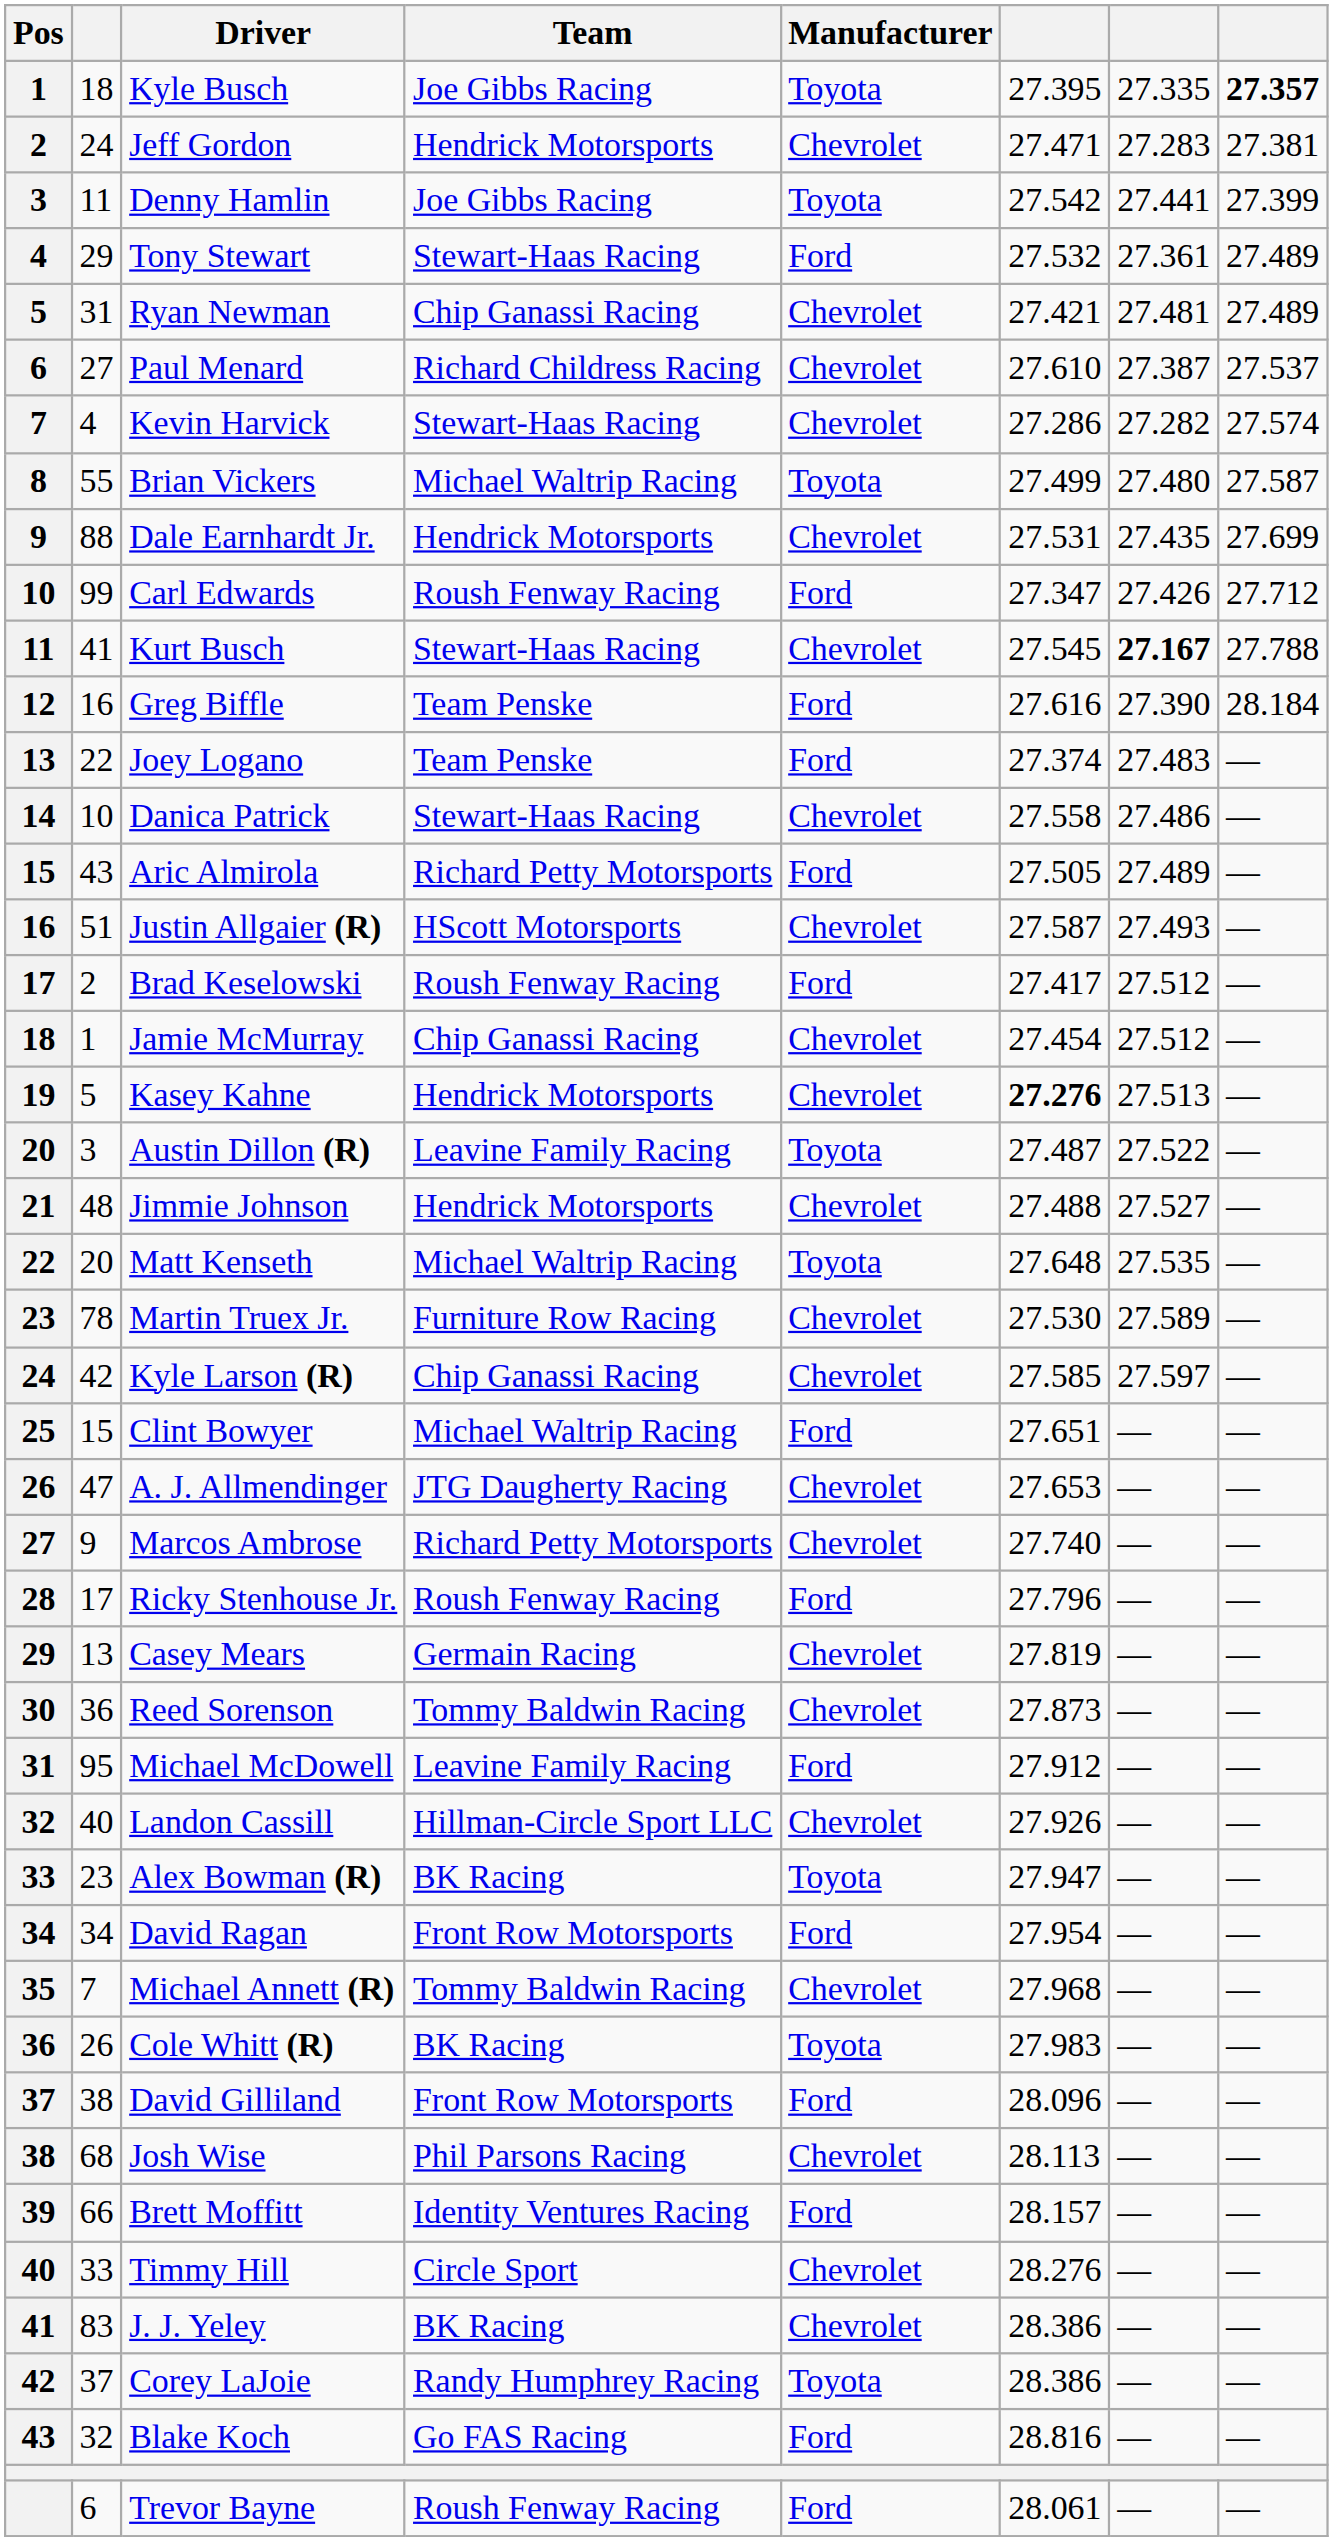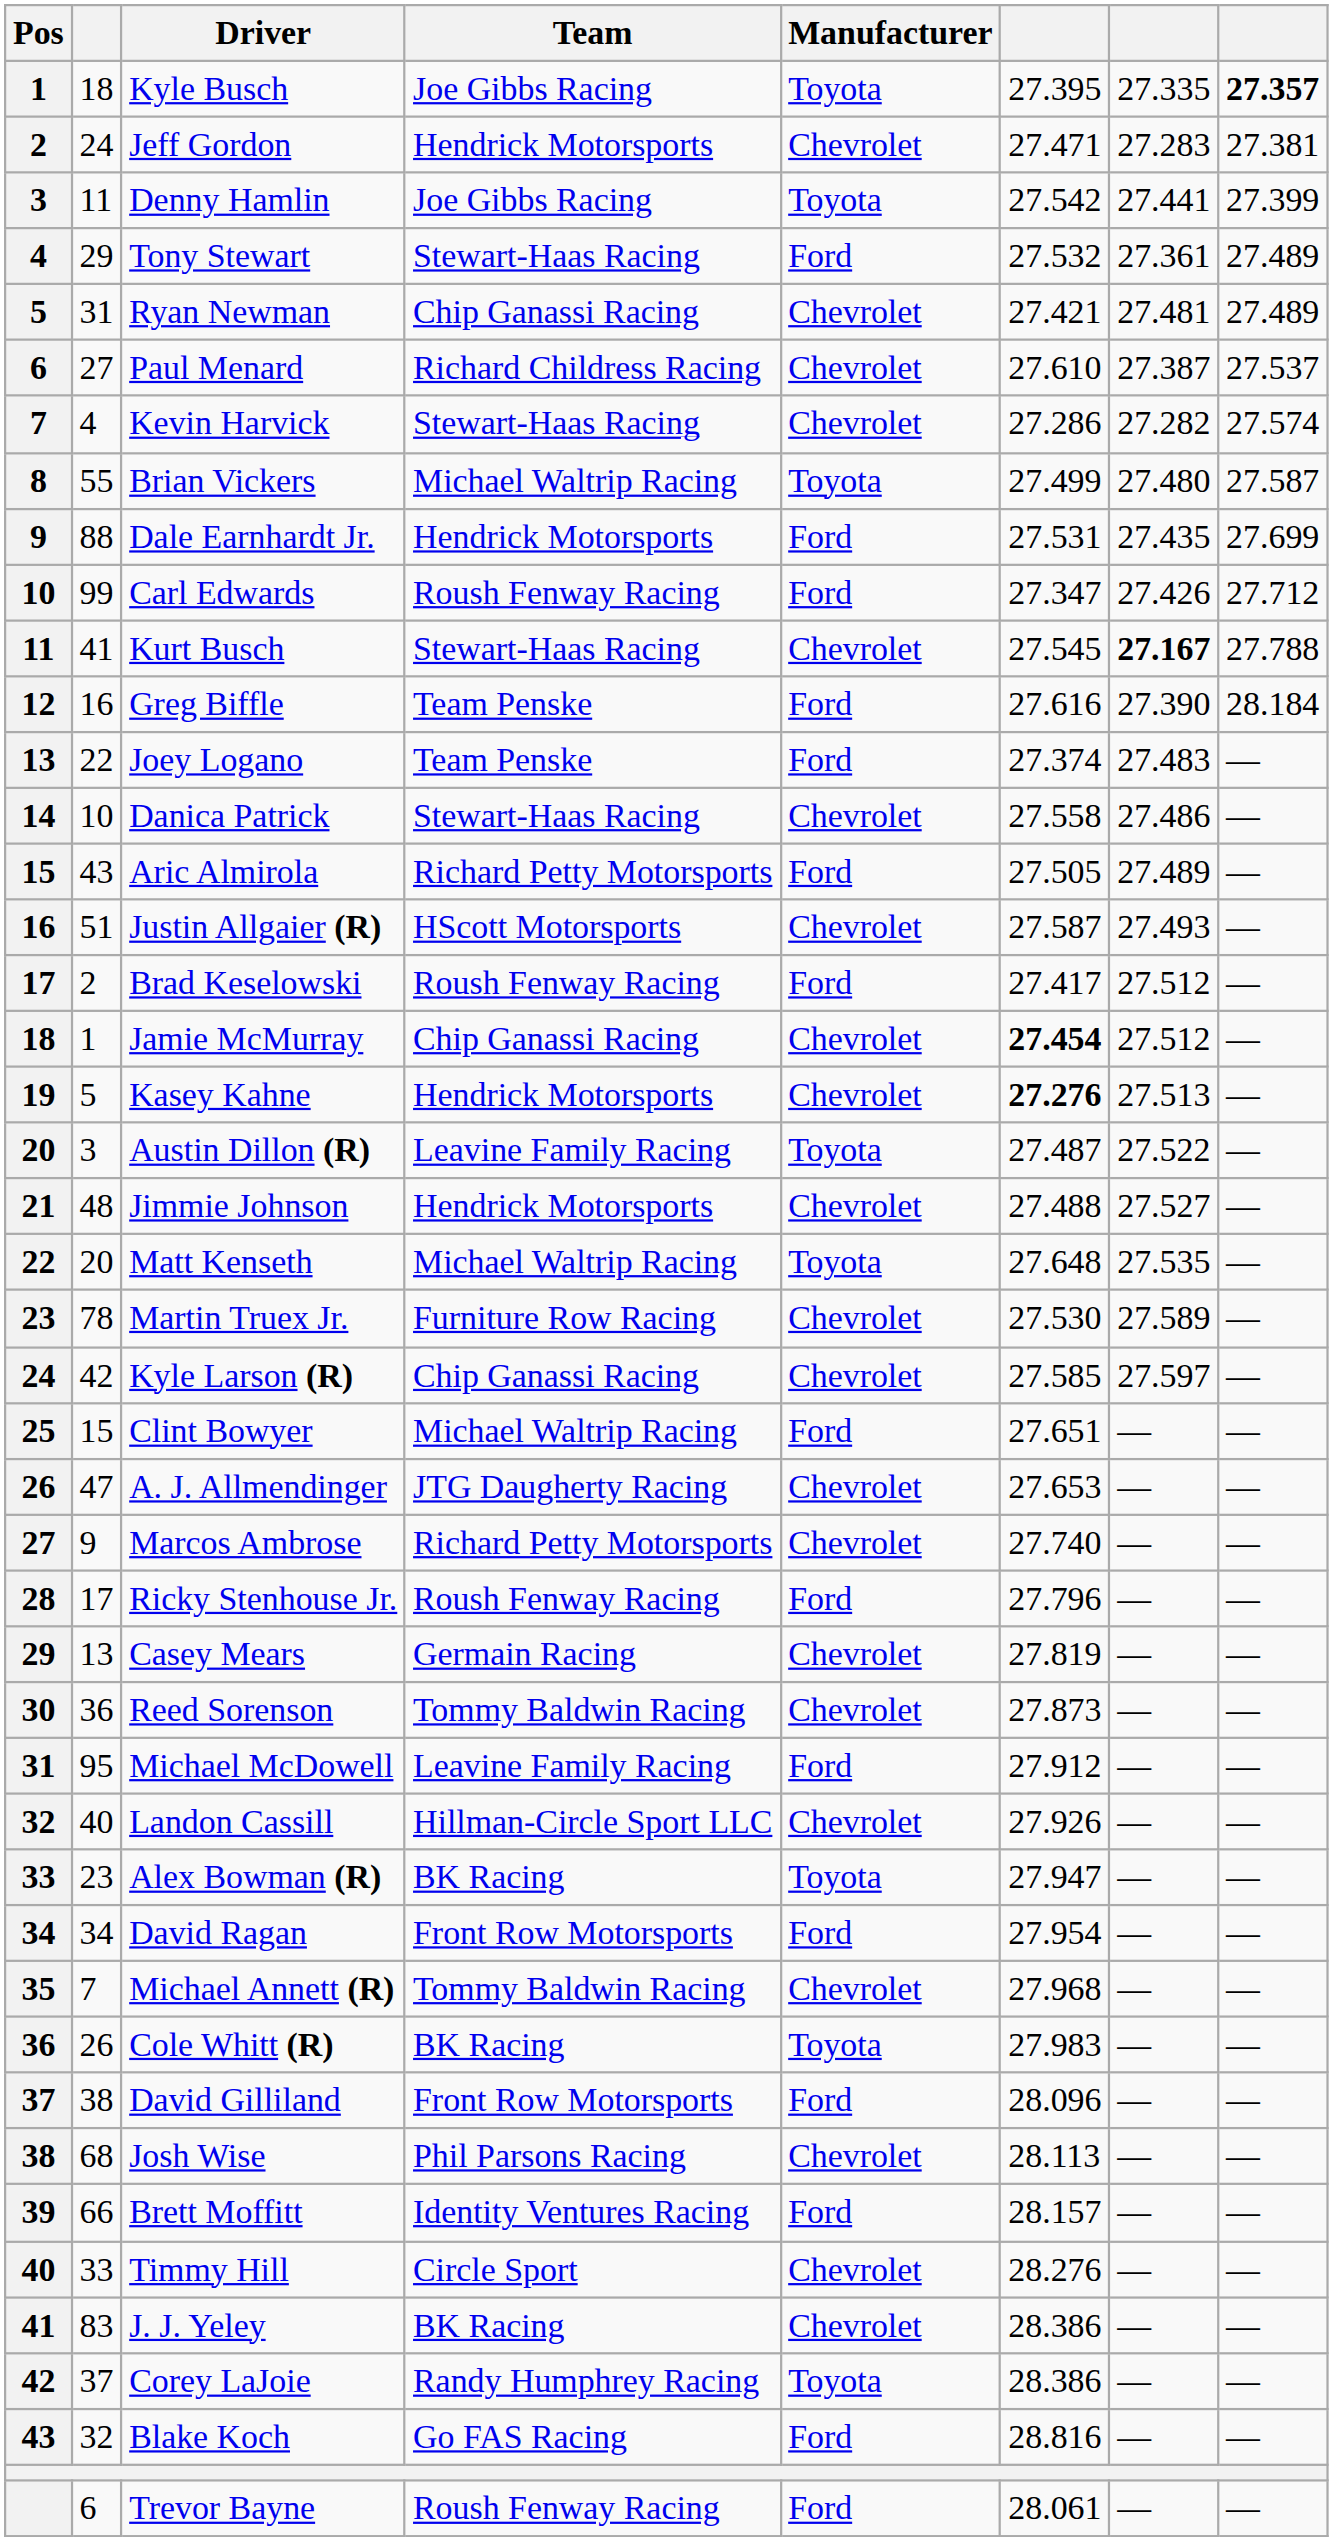(855, 535) Chevrolet -> (820, 535) Ford
(1055, 1038) normal -> (1055, 1038) bold
